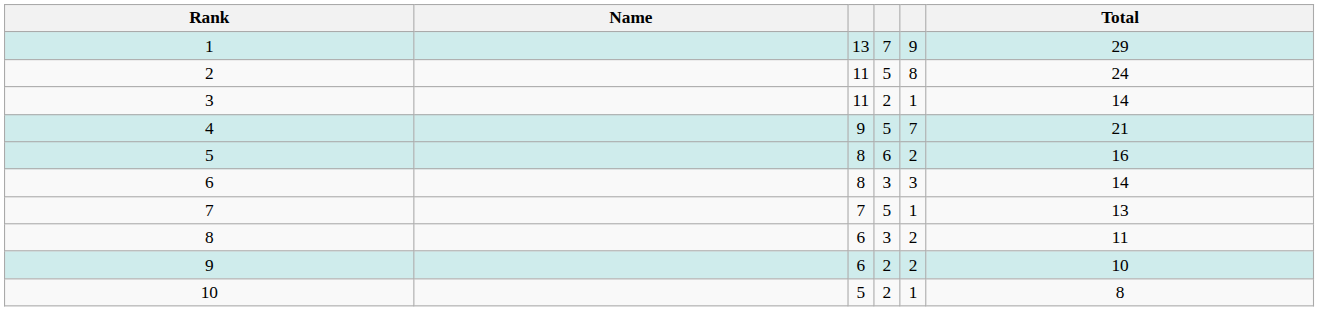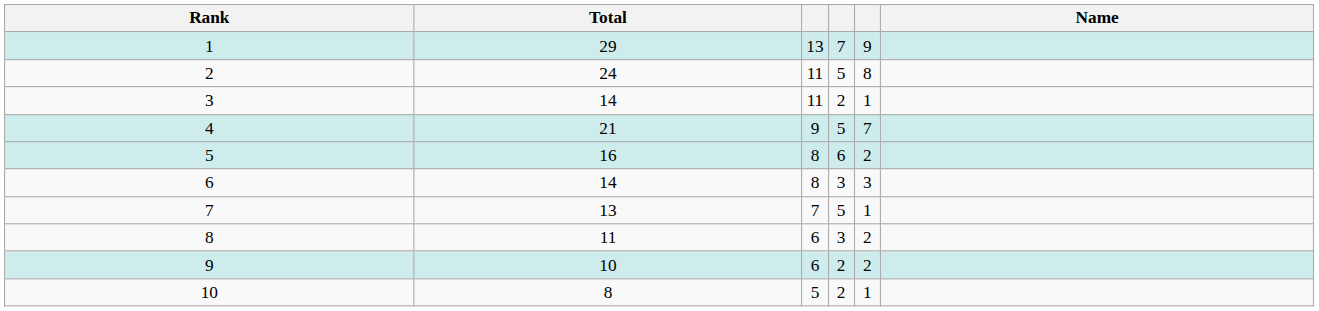columns swapped: (631, 18) <-> (1120, 18)
